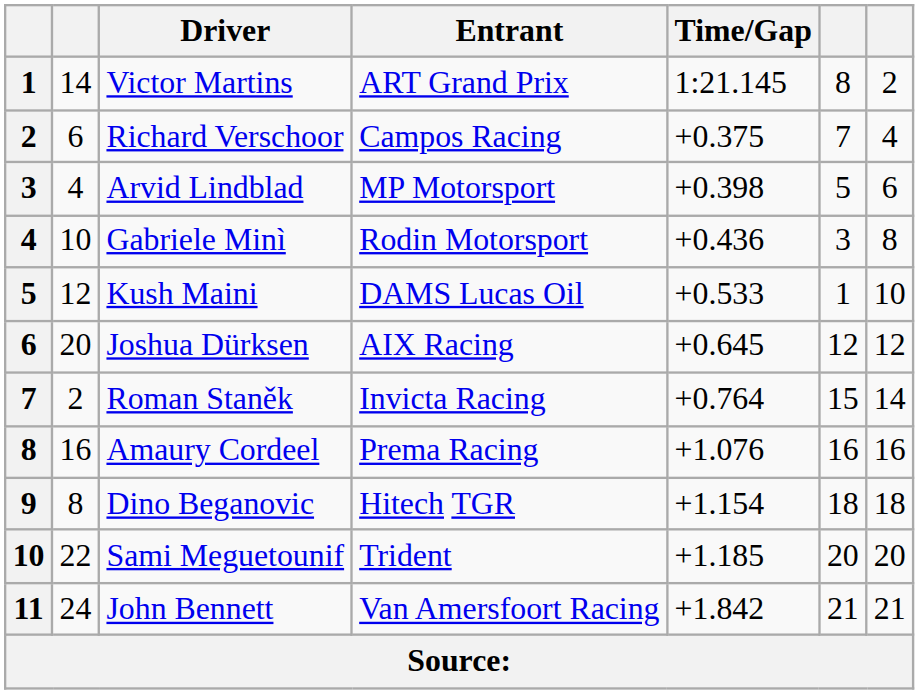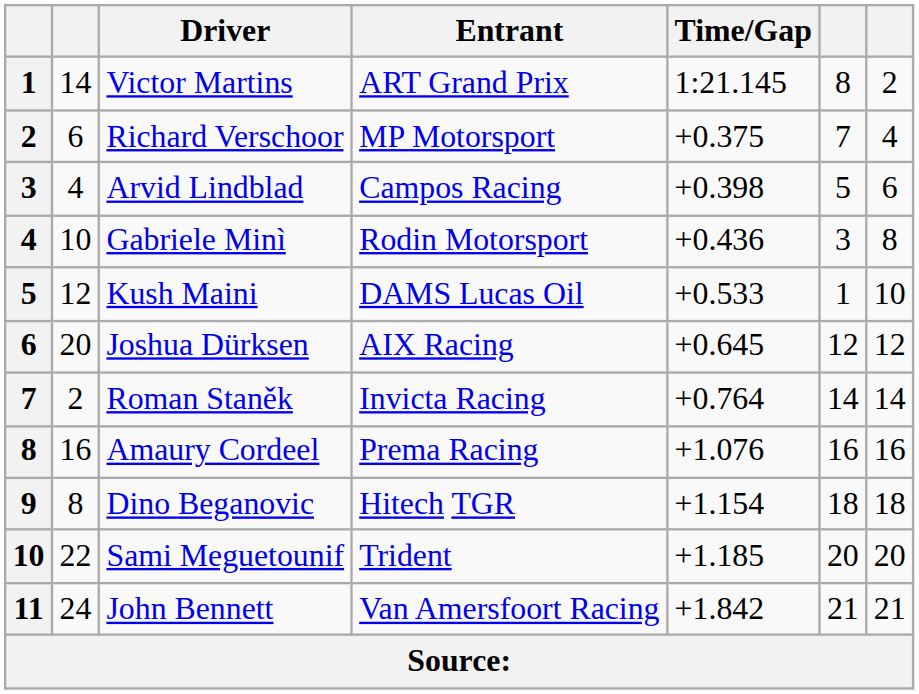(460, 135) Campos Racing -> (457, 135) MP Motorsport
(457, 187) MP Motorsport -> (460, 187) Campos Racing
(843, 397) 15 -> (843, 397) 14
